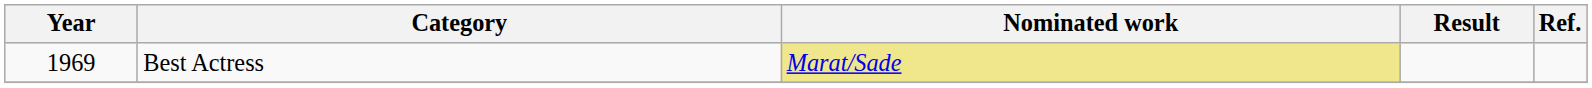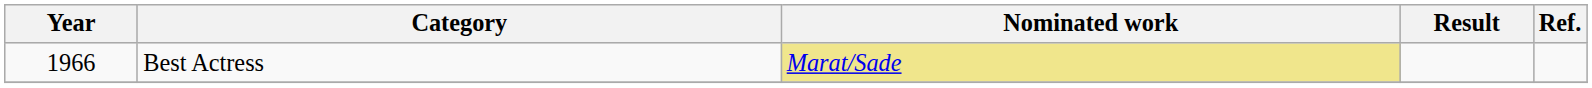(71, 62) 1969 -> (71, 62) 1966
